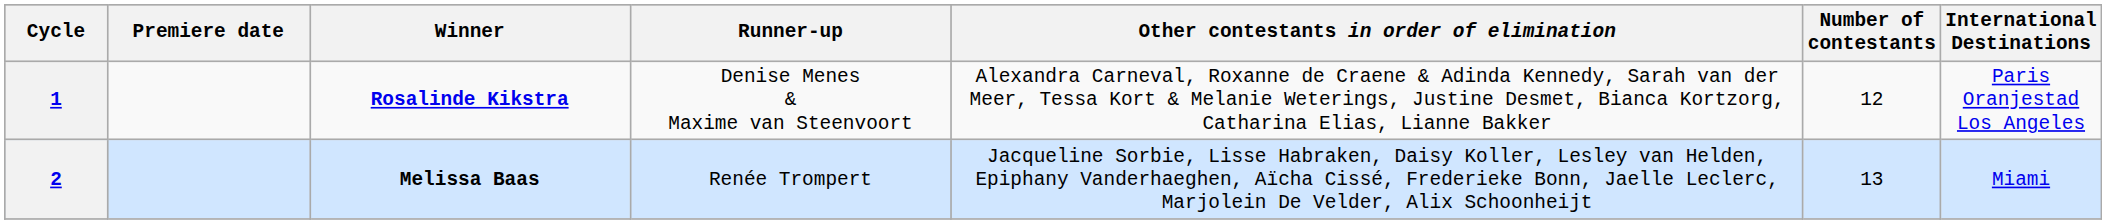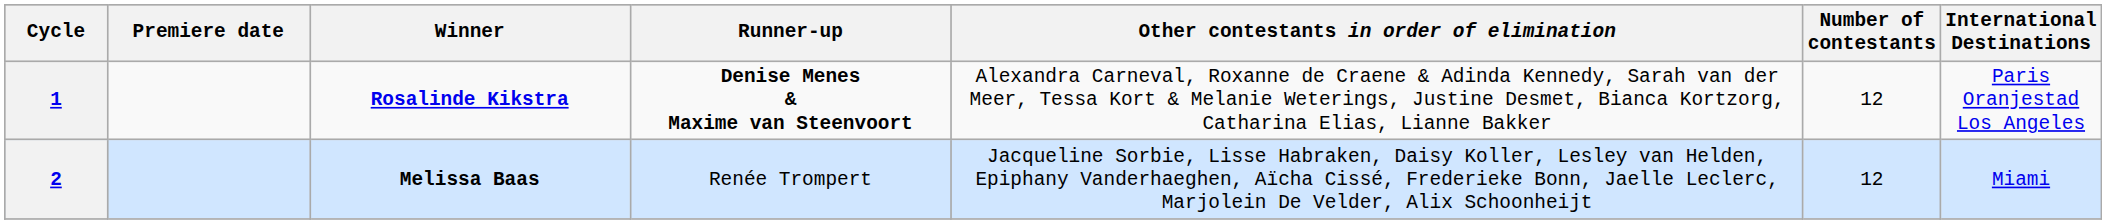(790, 100) normal -> (790, 100) bold
(1872, 179) 13 -> (1872, 179) 12
